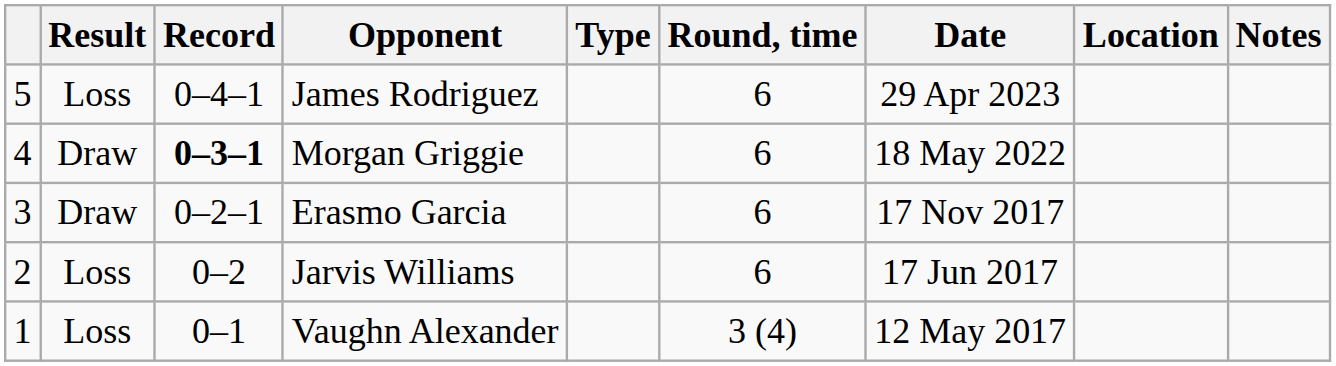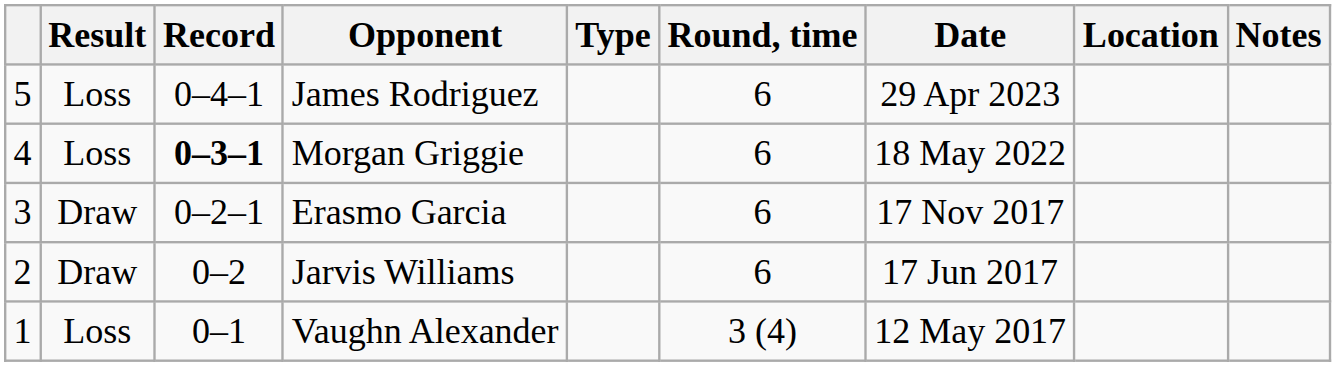(97, 153) Draw -> (97, 153) Loss
(97, 271) Loss -> (97, 271) Draw
